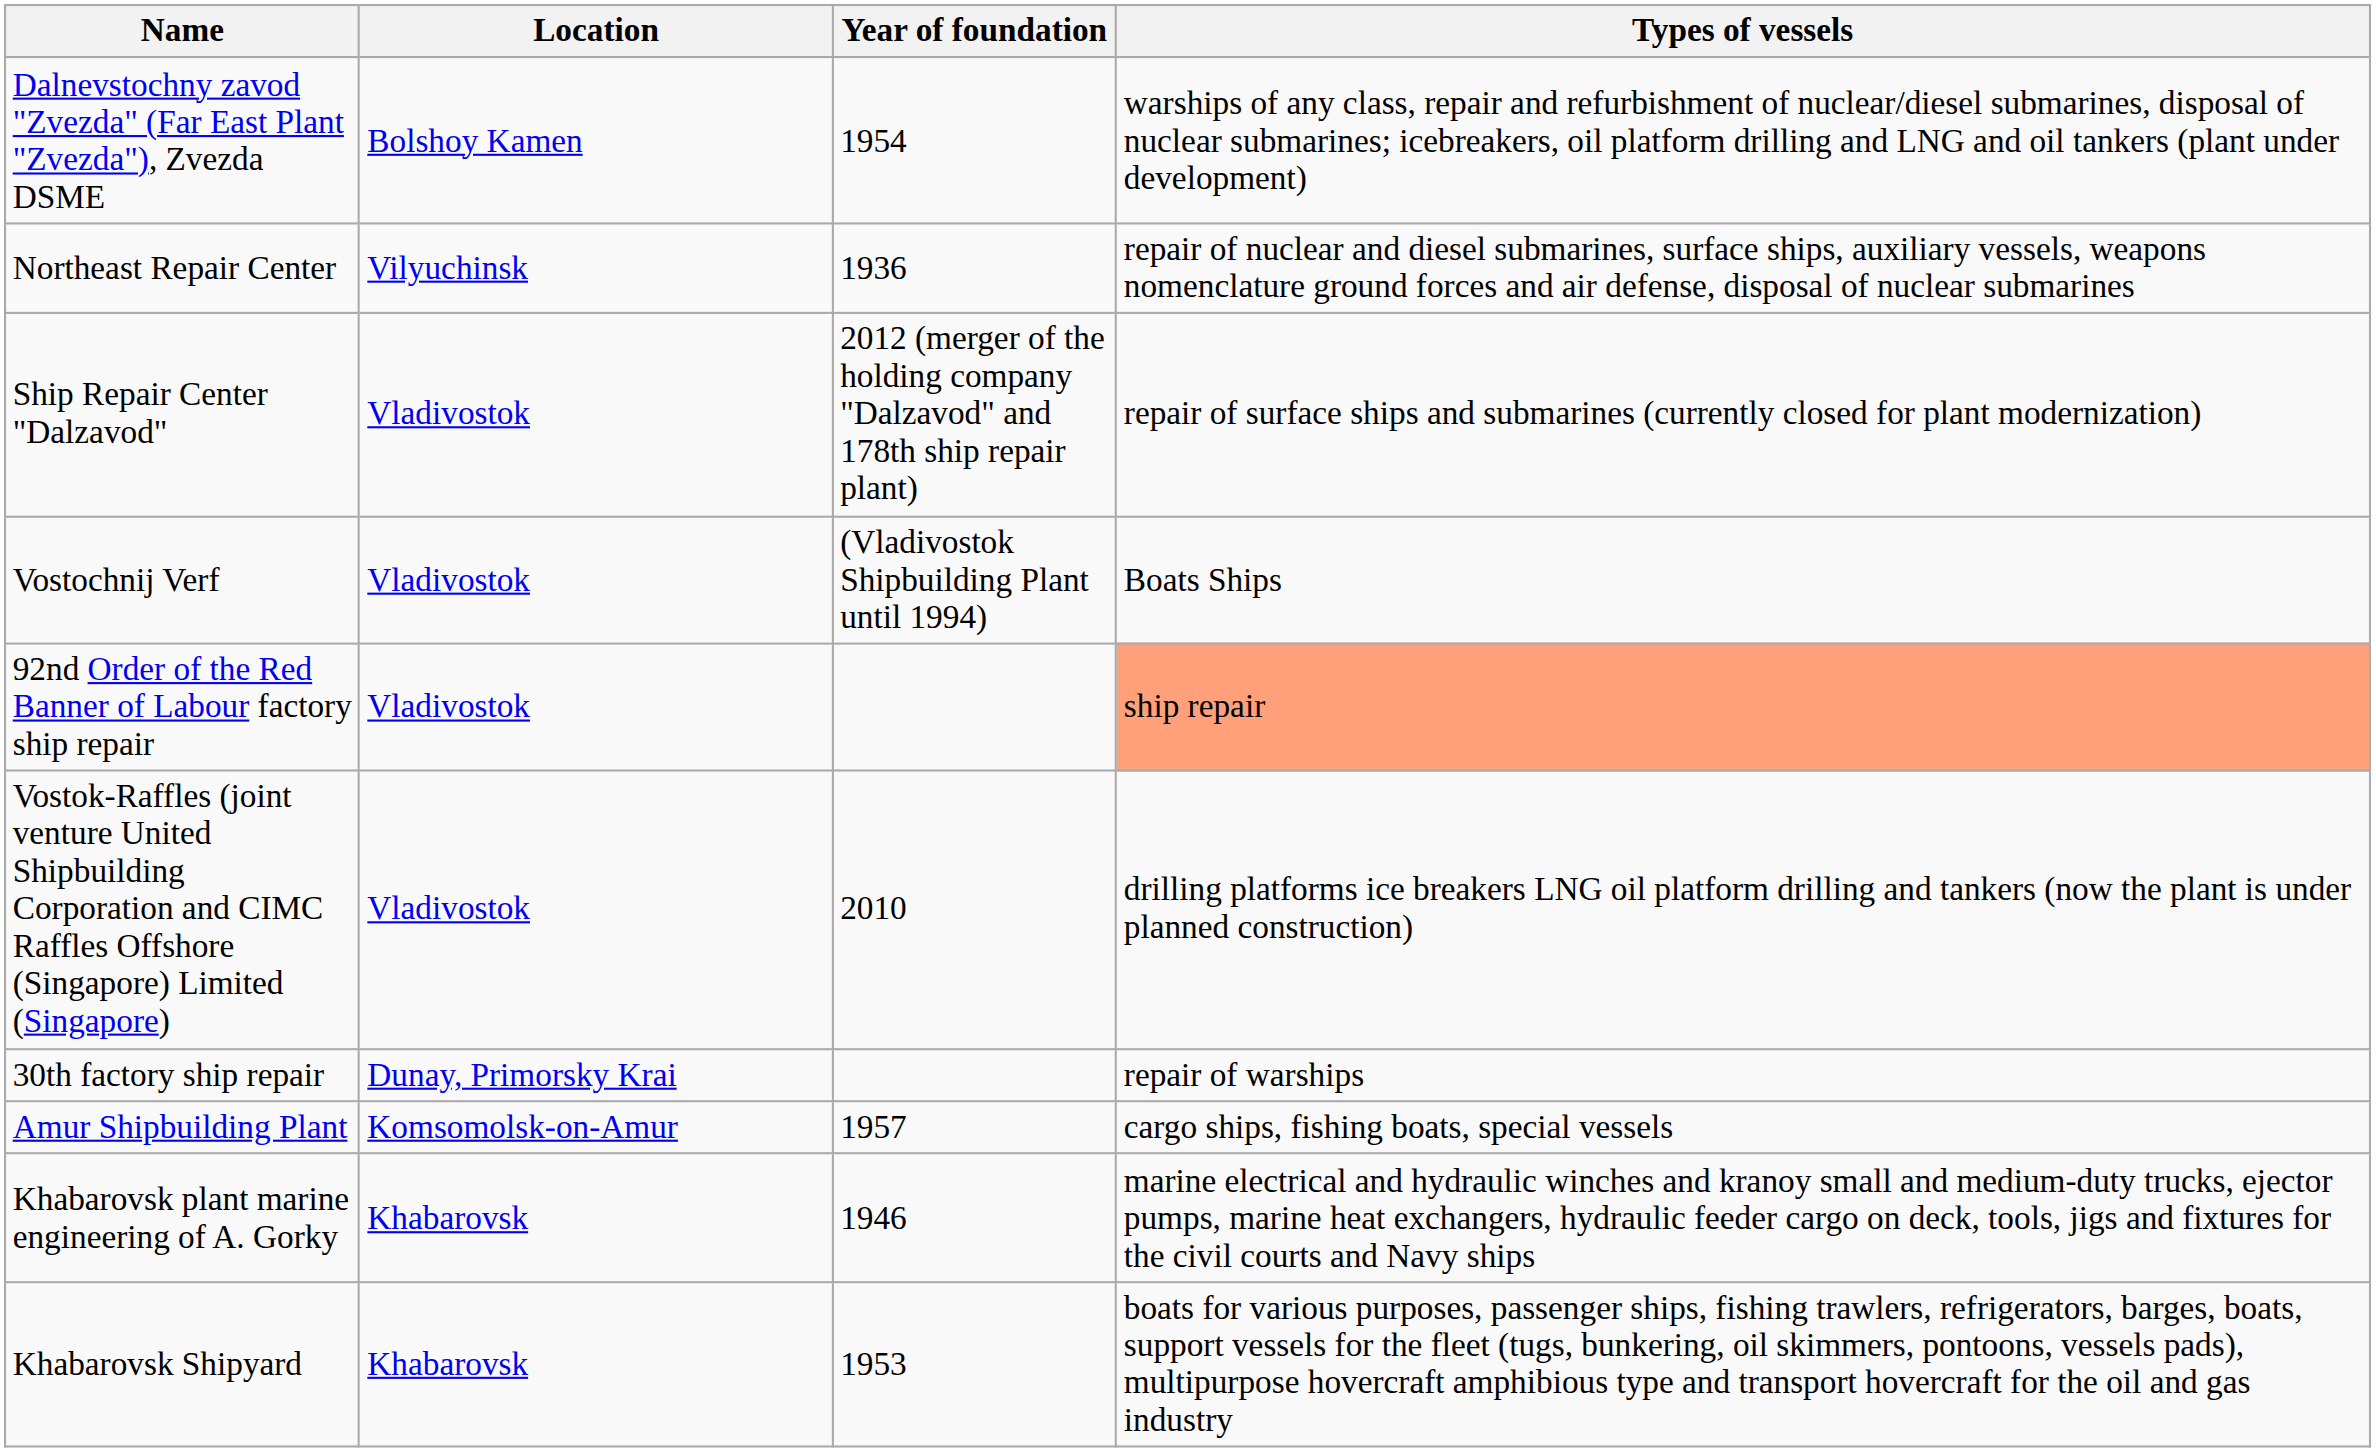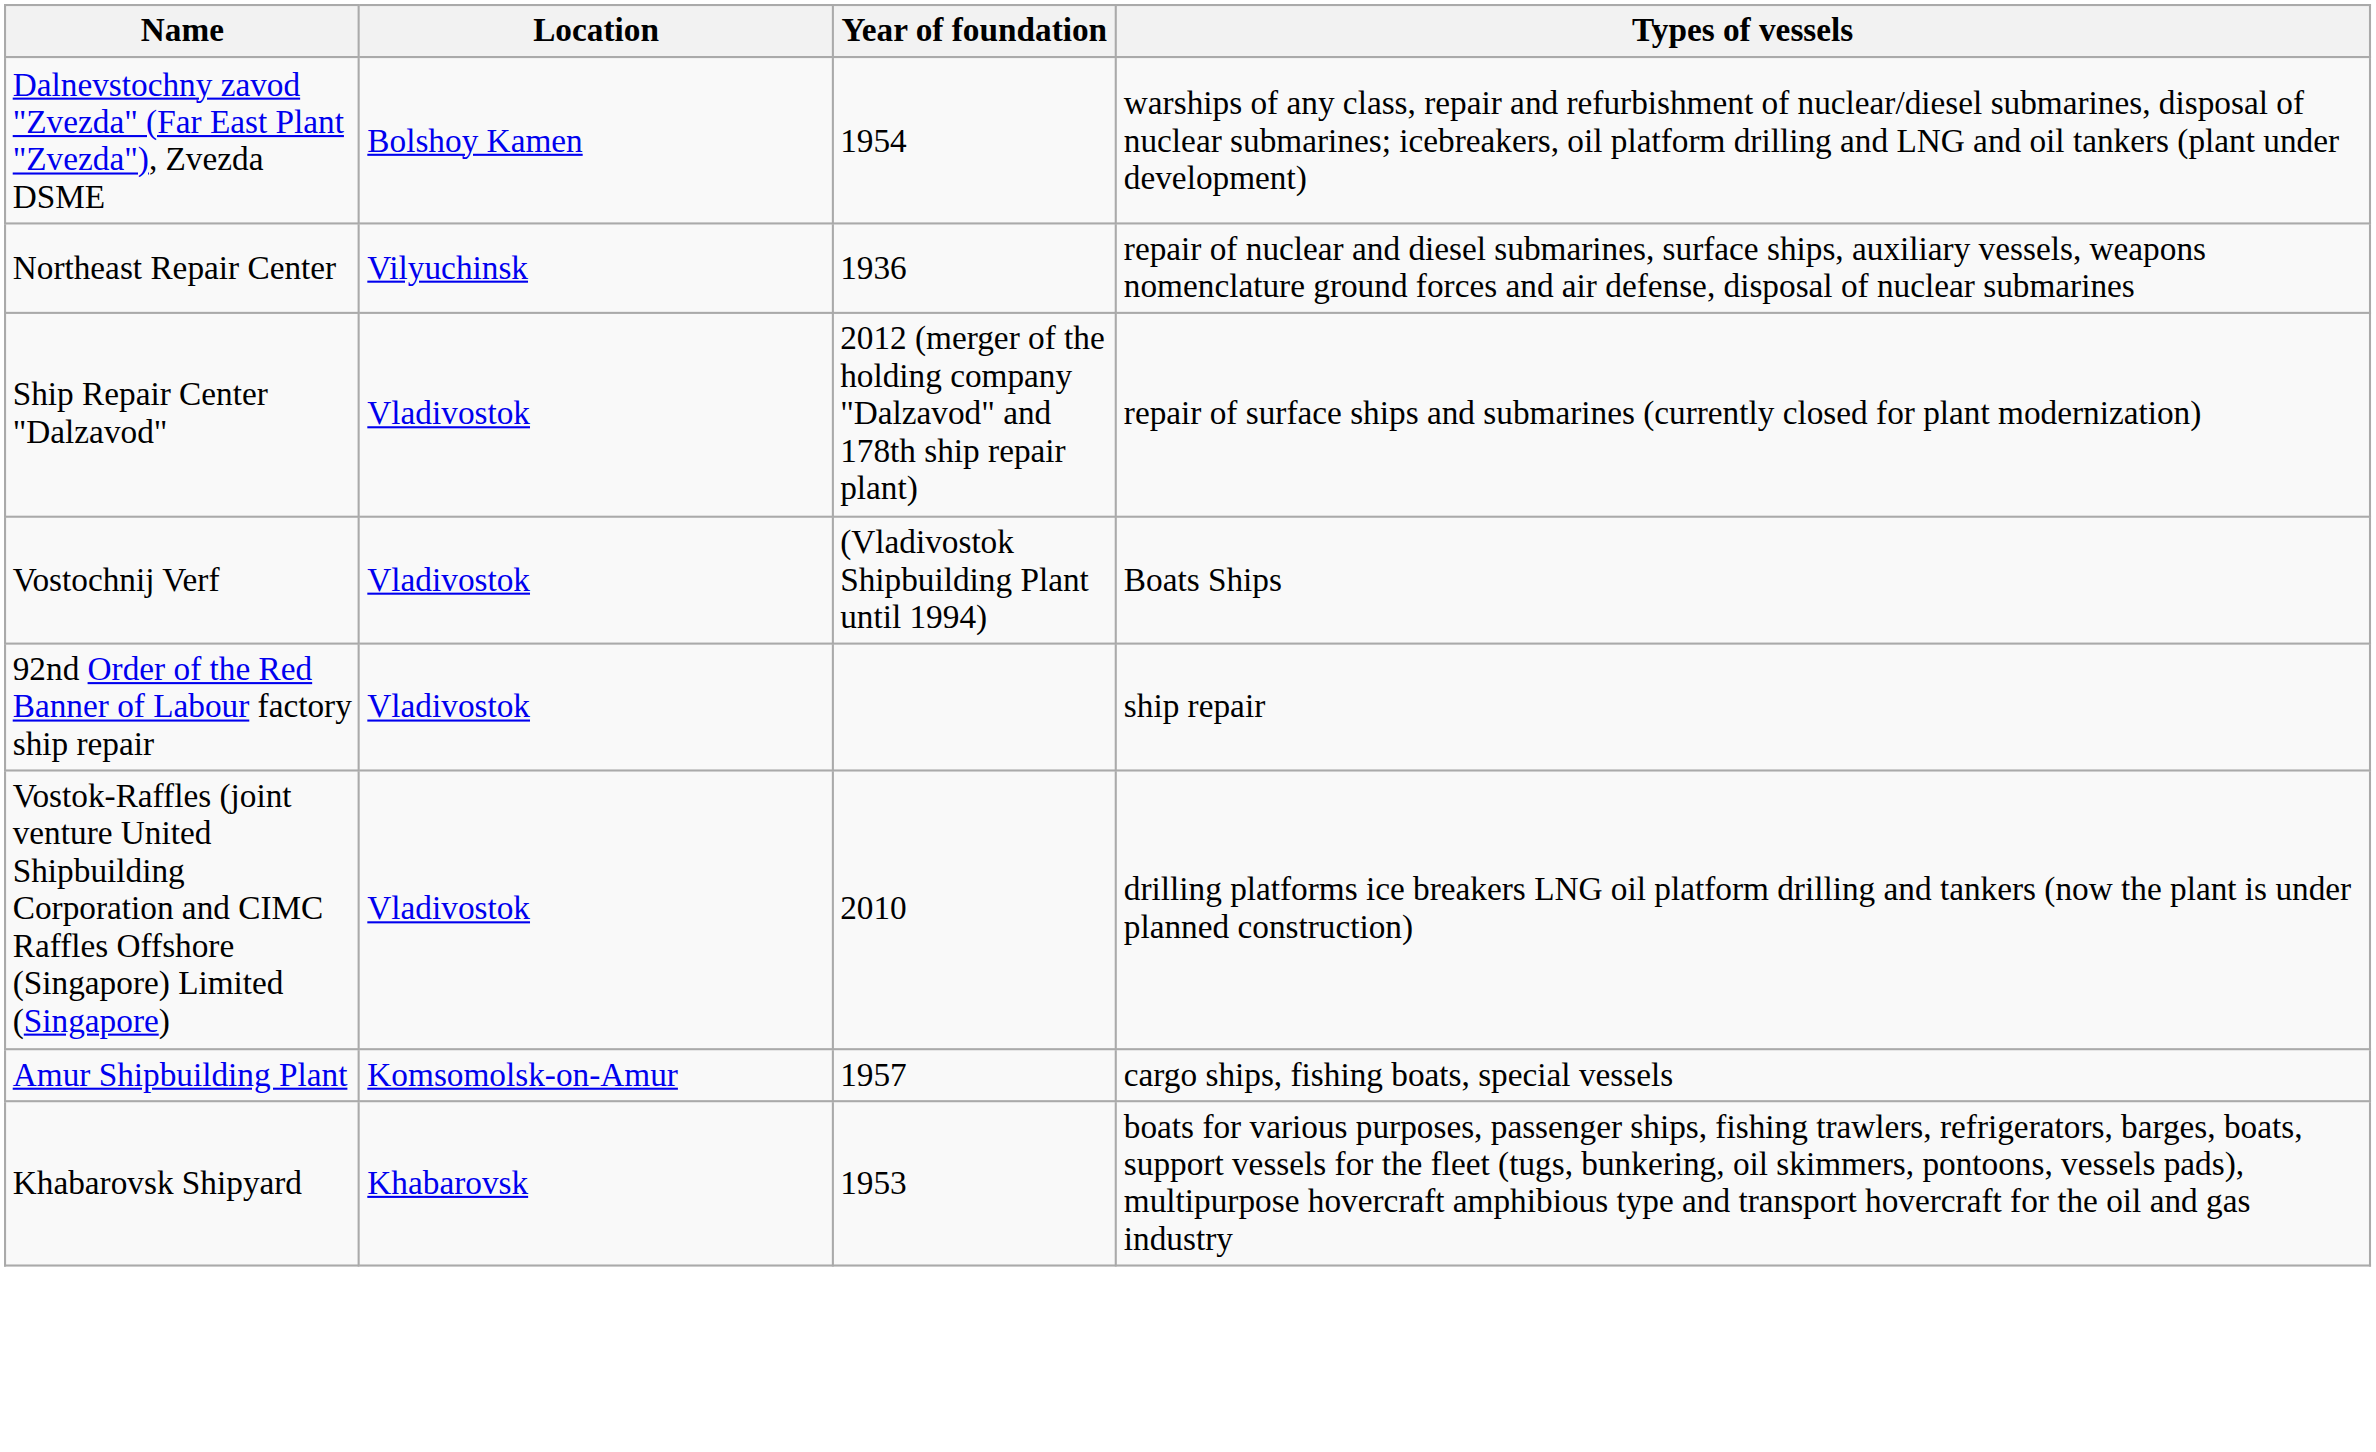(1195, 706) lightsalmon background -> (1195, 706) no background
- row: (168, 1074)
- row: (181, 1217)
